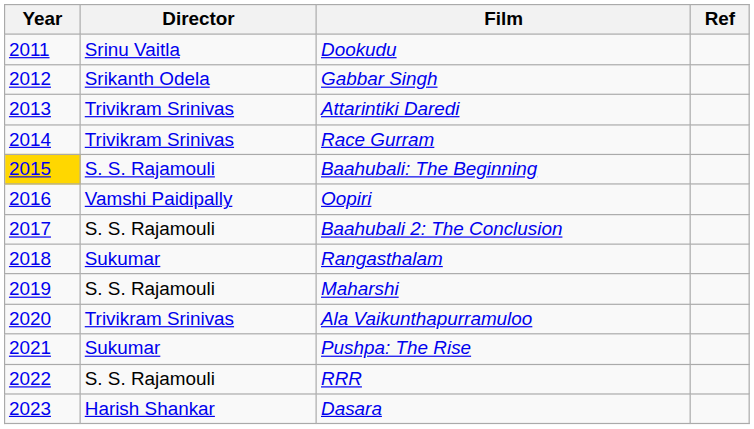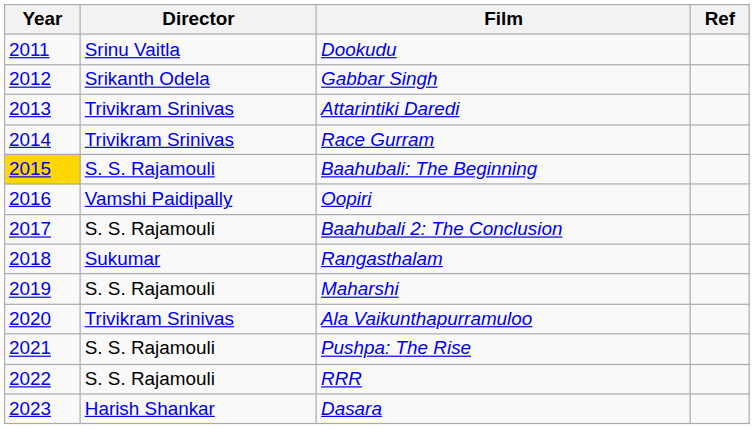(123, 348) Sukumar -> (150, 348) S. S. Rajamouli
